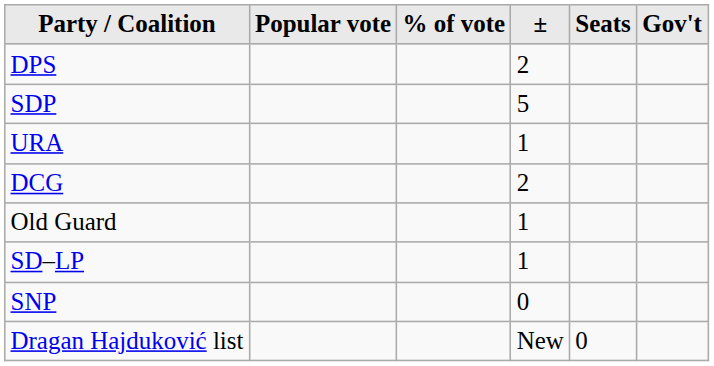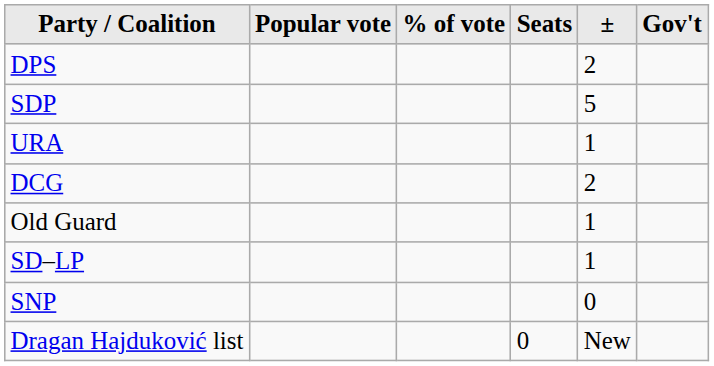columns swapped: (603, 24) <-> (540, 24)
